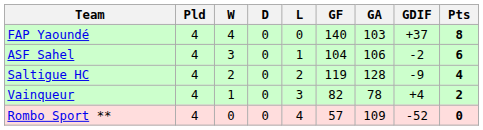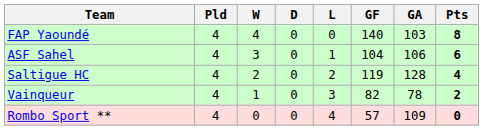- column: (417, 15)
